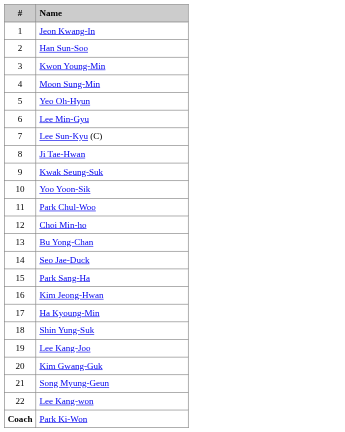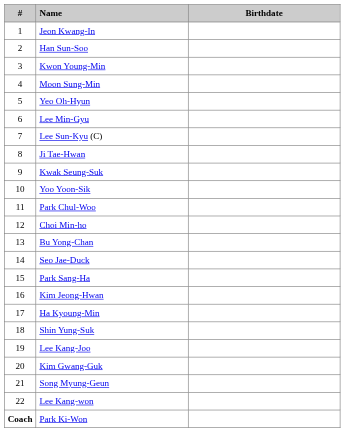+ column: (264, 13)
